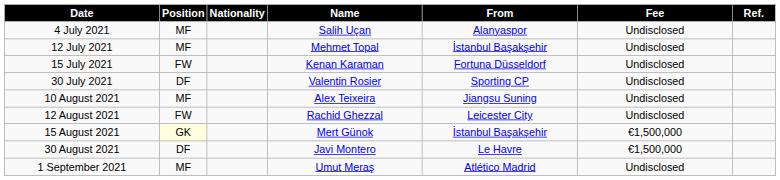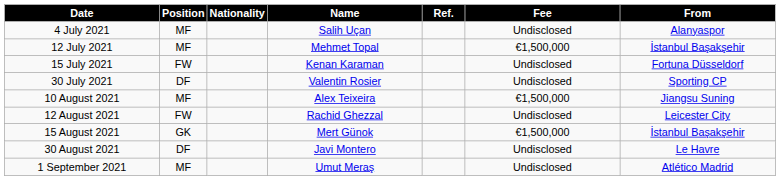columns swapped: (500, 13) <-> (754, 13)
(655, 47) Undisclosed -> (542, 47) €1,500,000
(655, 99) Undisclosed -> (542, 99) €1,500,000
(183, 133) lightyellow background -> (183, 133) no background
(655, 150) €1,500,000 -> (542, 150) Undisclosed
